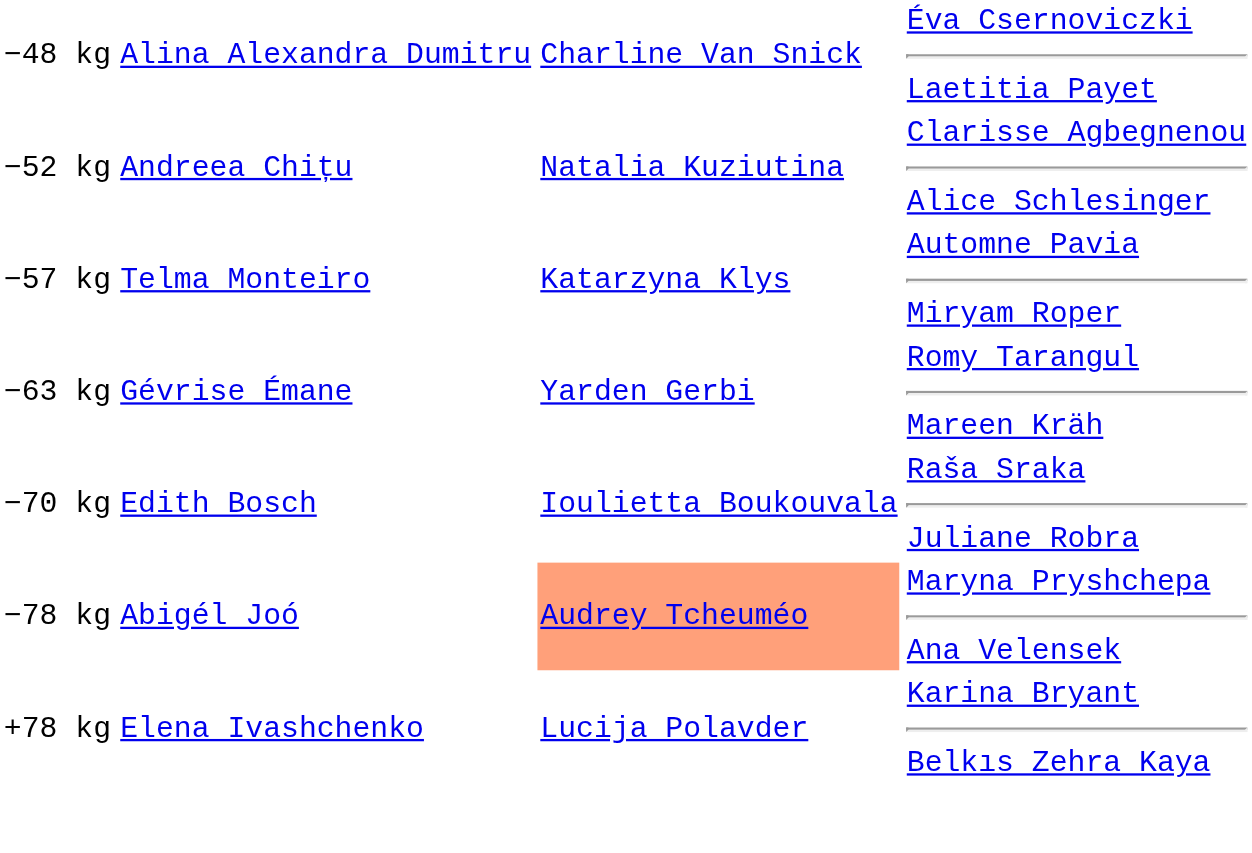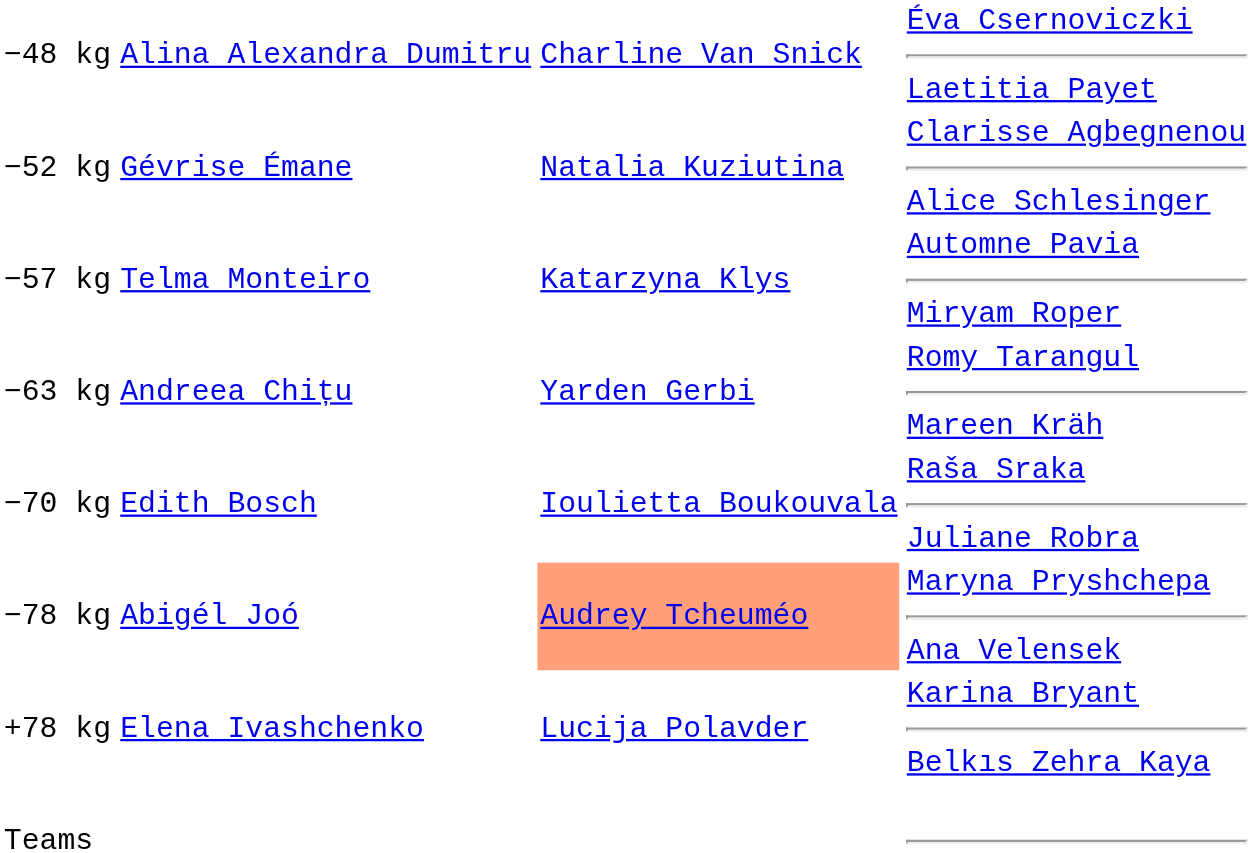(236, 168) Andreea Chițu -> (236, 168) Gévrise Émane
(236, 392) Gévrise Émane -> (236, 392) Andreea Chițu
+ row: (49, 841)
